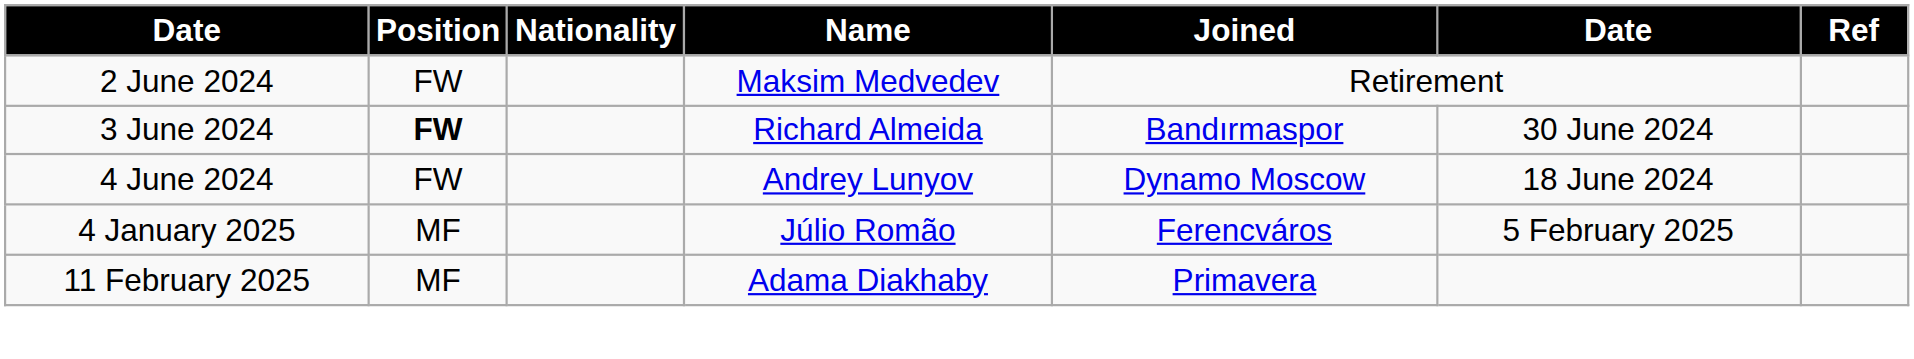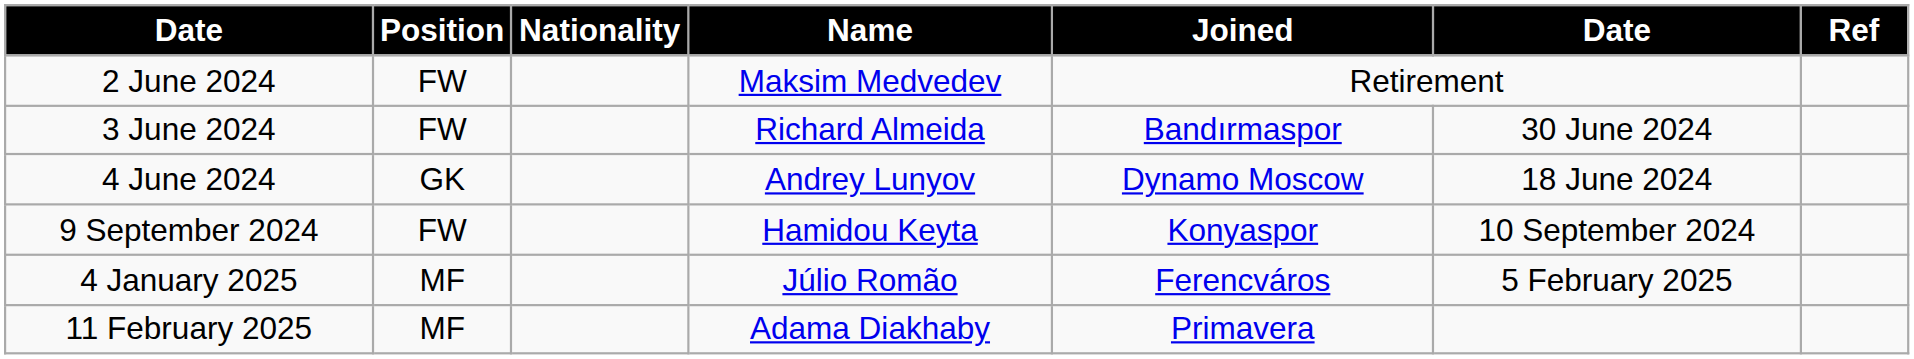(438, 130) bold -> (442, 130) normal
(438, 180) FW -> (442, 180) GK
+ row: (189, 230)
